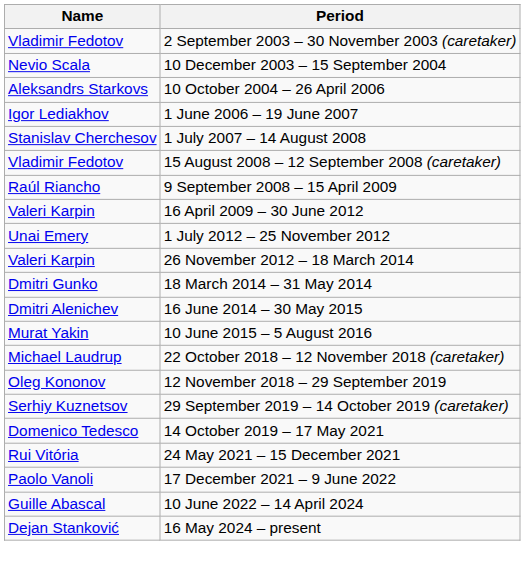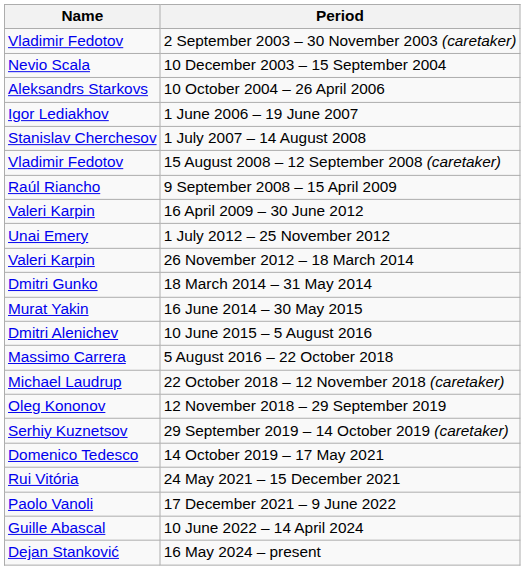(63, 308) Dmitri Alenichev -> (48, 308) Murat Yakin
(48, 333) Murat Yakin -> (63, 333) Dmitri Alenichev
+ row: (279, 357)
